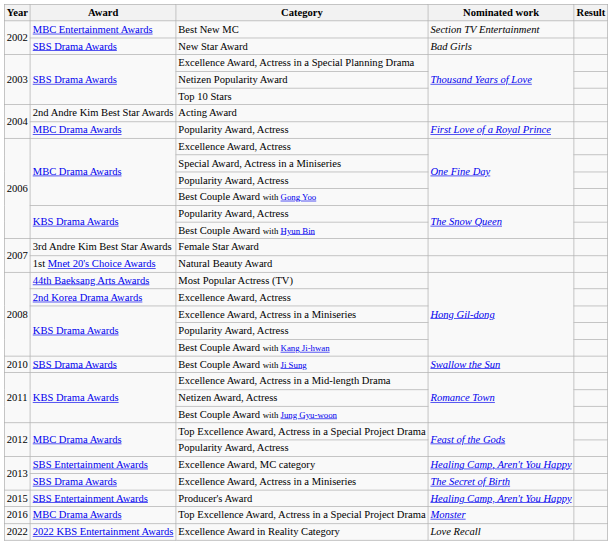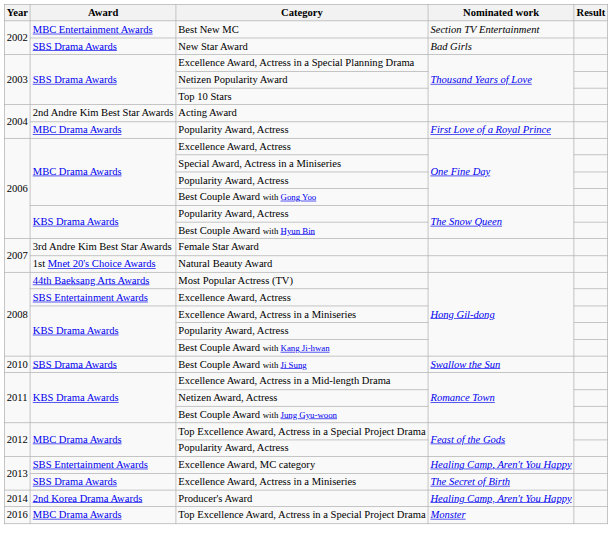(88, 297) 2nd Korea Drama Awards -> (90, 297) SBS Entertainment Awards
(17, 498) 2015 -> (17, 498) 2014
(90, 498) SBS Entertainment Awards -> (88, 498) 2nd Korea Drama Awards
- row: (259, 532)
